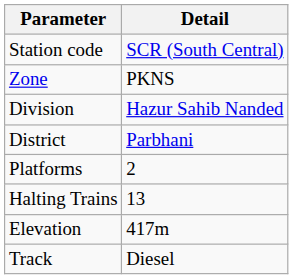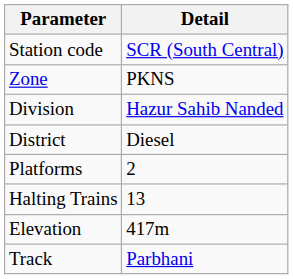(160, 139) Parbhani -> (150, 139) Diesel
(150, 259) Diesel -> (160, 259) Parbhani
